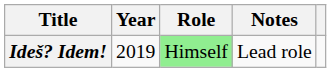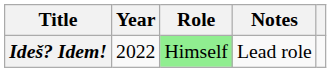(136, 51) 2019 -> (136, 51) 2022
